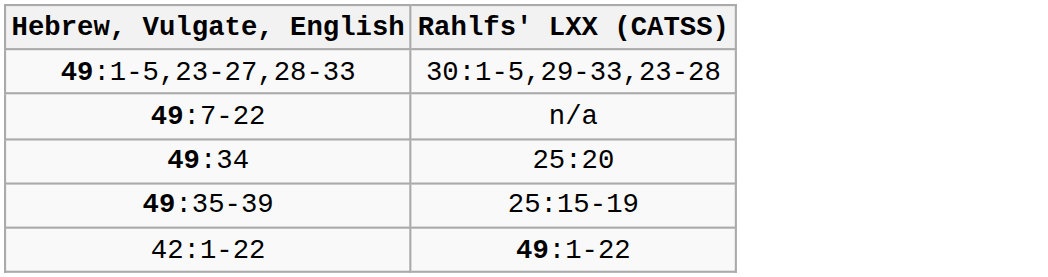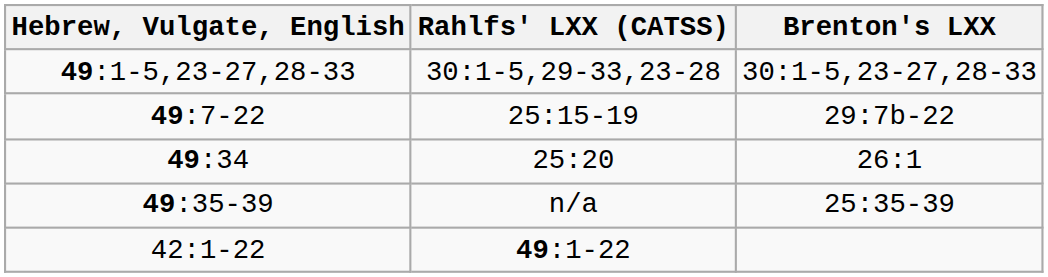+ column: (889, 27)
(573, 116) n/a -> (573, 116) 25:15-19
(573, 205) 25:15-19 -> (573, 205) n/a
